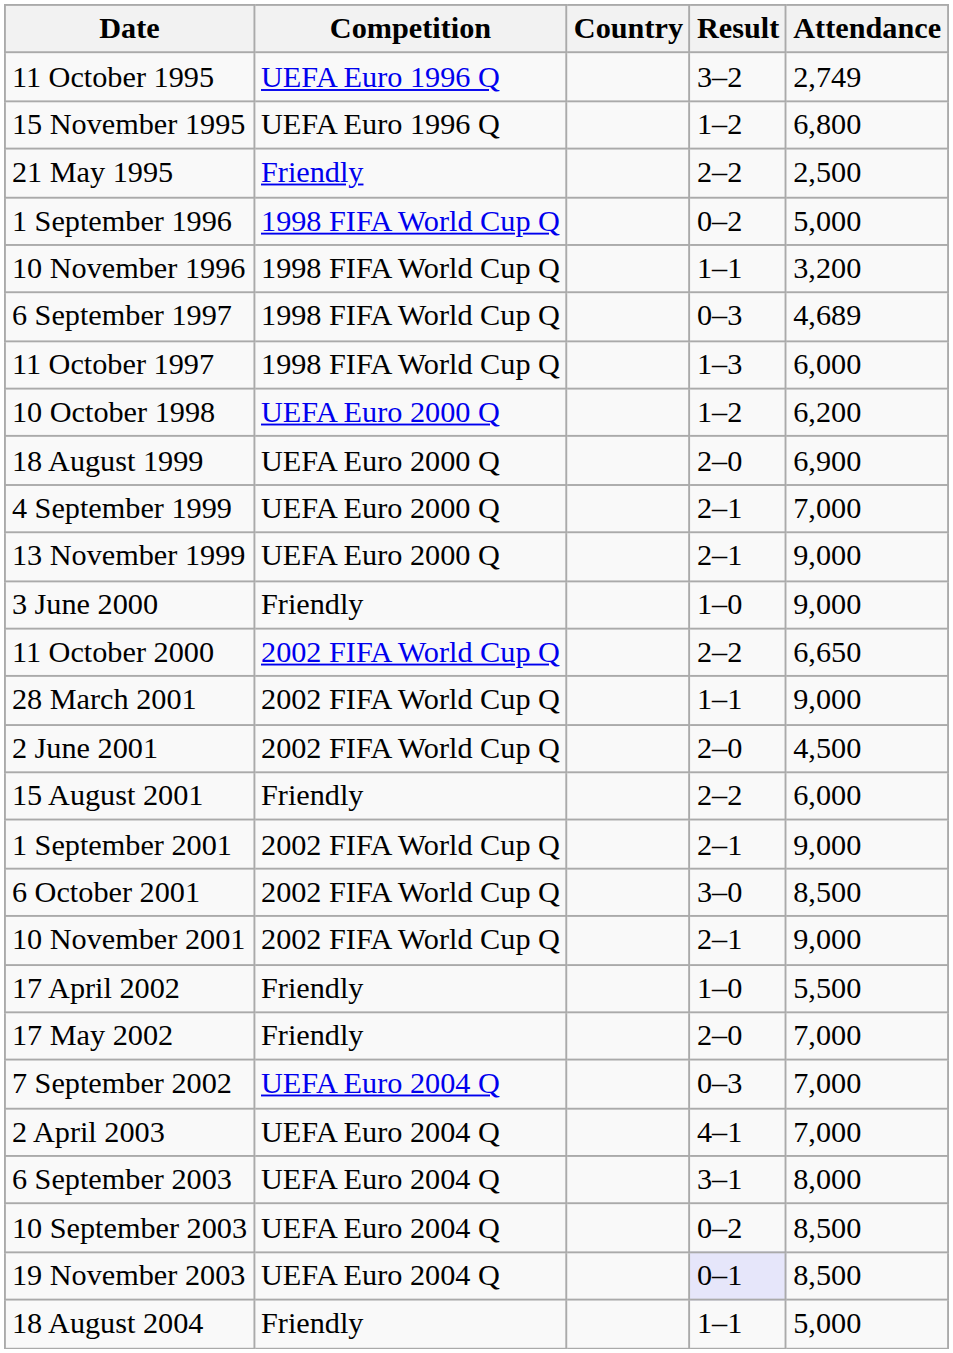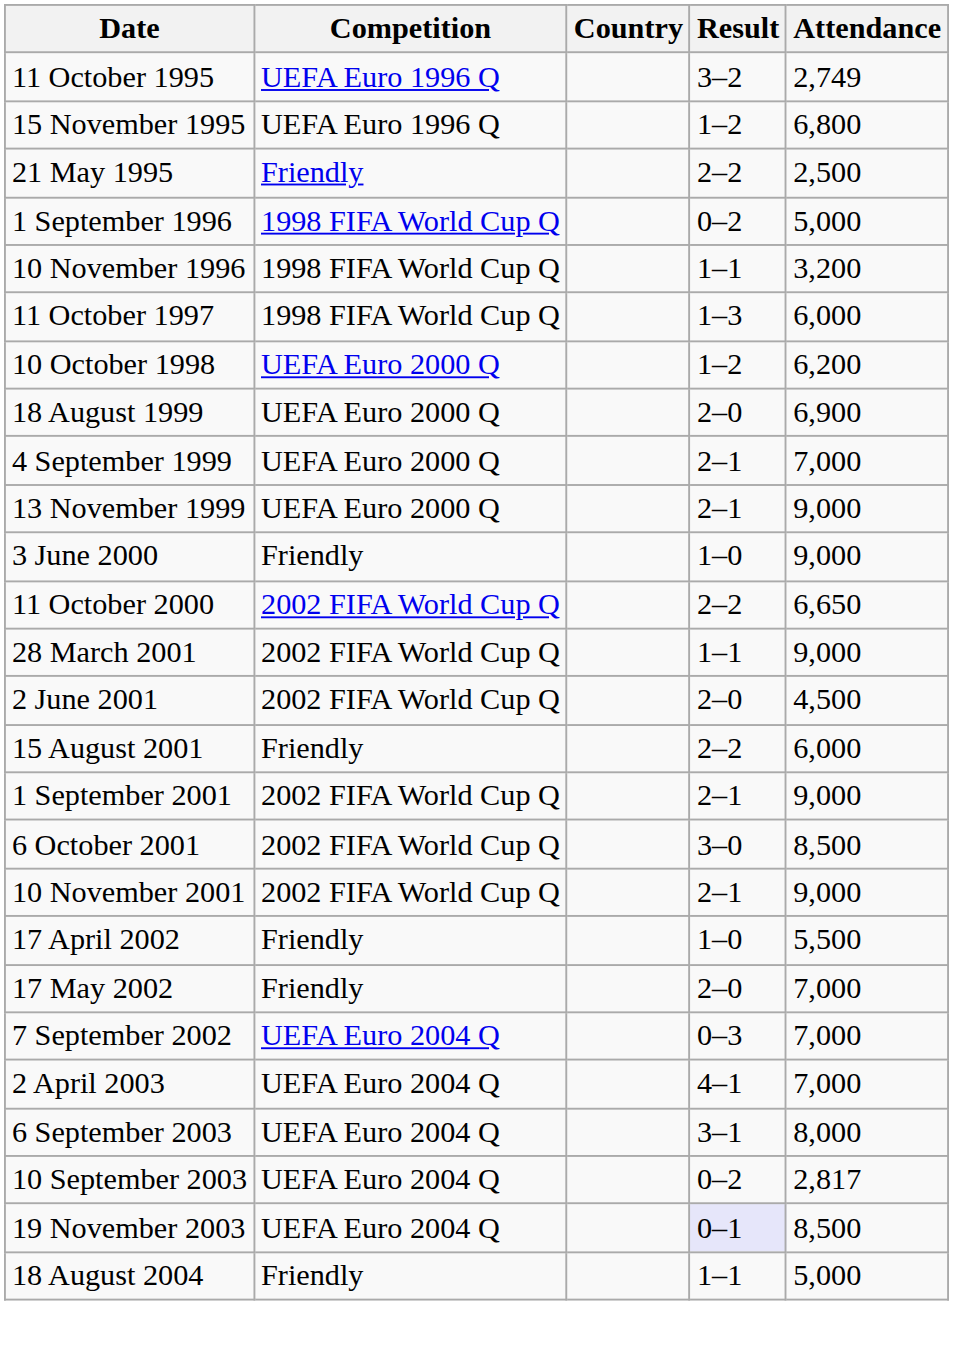- row: (122, 316)
(827, 1227) 8,500 -> (827, 1179) 2,817
